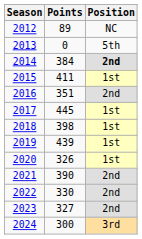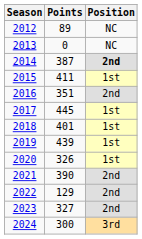(111, 45) 5th -> (111, 45) NC
(65, 62) 384 -> (65, 62) 387
(65, 127) 398 -> (65, 127) 401
(65, 193) 330 -> (65, 193) 129
